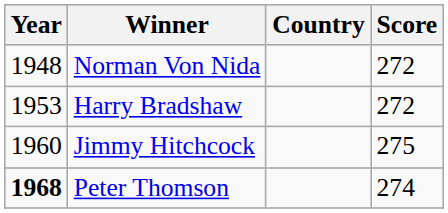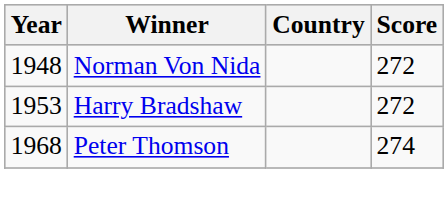- row: (164, 146)
(36, 187) bold -> (36, 146) normal
